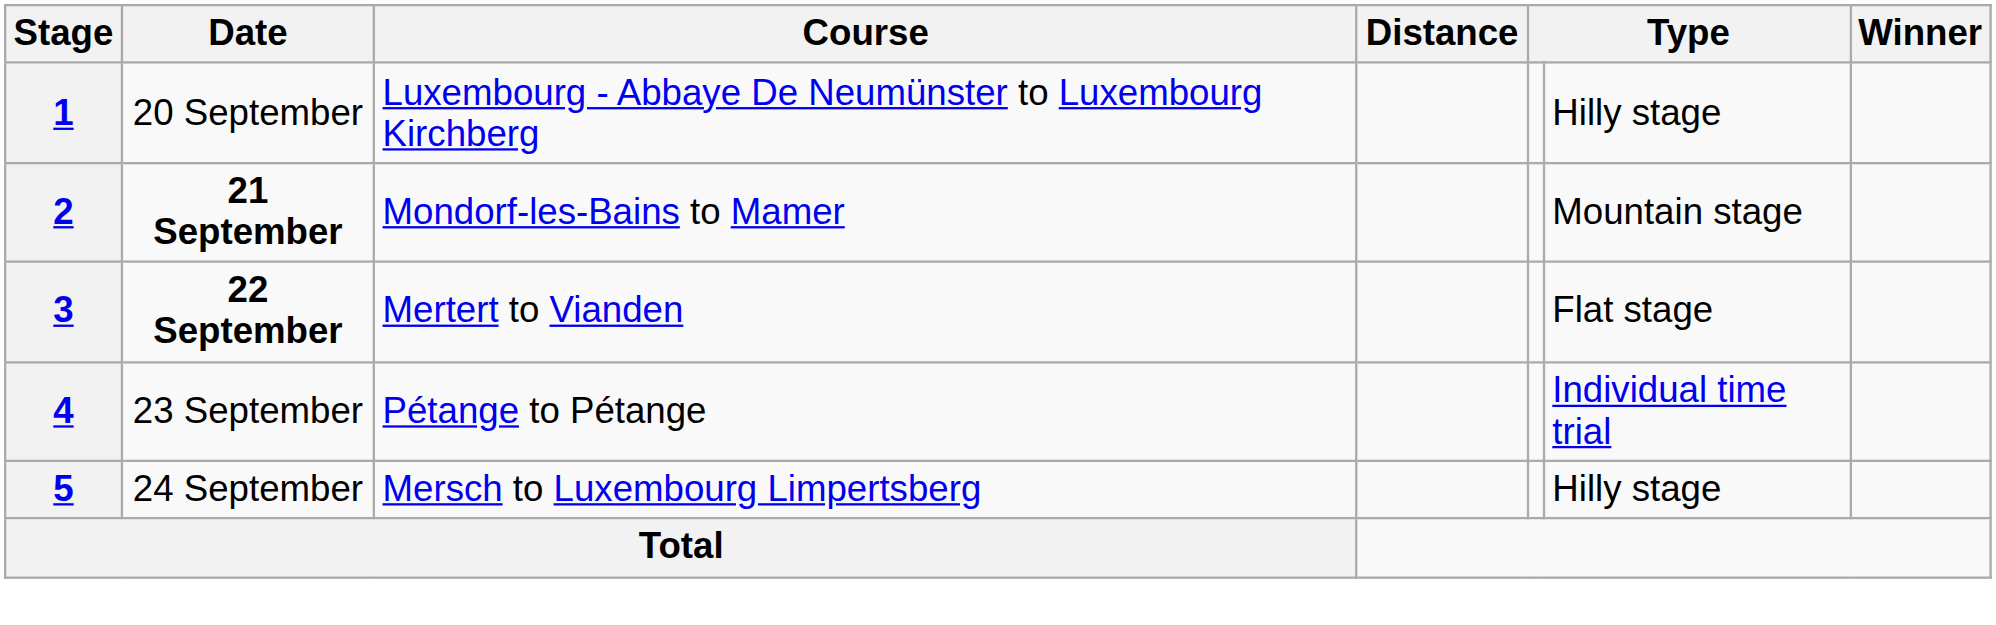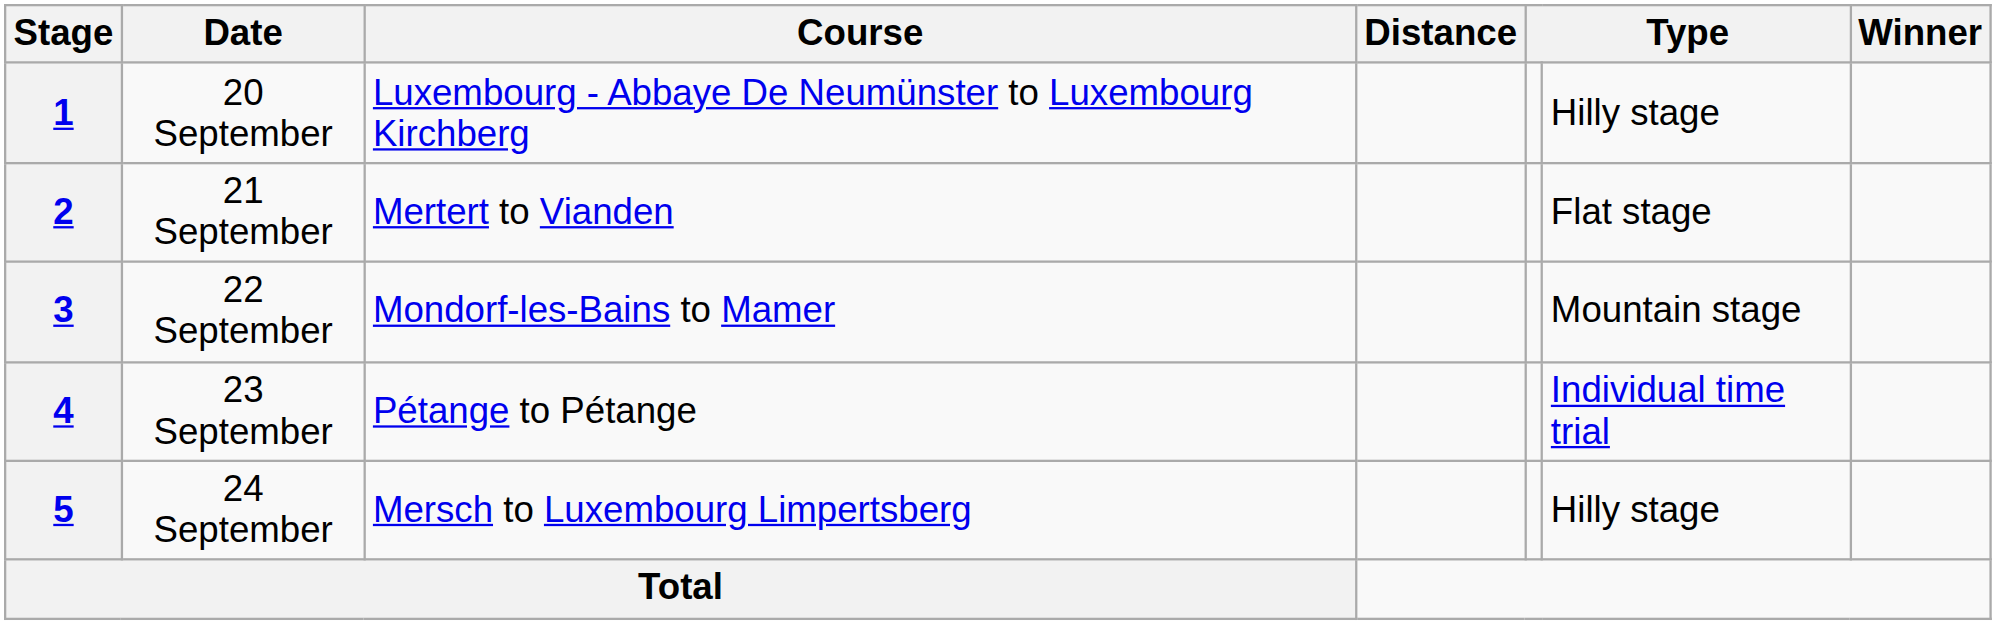(248, 211) bold -> (243, 211) normal
(614, 211) Mondorf-les-Bains to Mamer -> (523, 211) Mertert to Vianden
(1678, 211) Mountain stage -> (1631, 211) Flat stage
(248, 310) bold -> (243, 310) normal
(533, 310) Mertert to Vianden -> (604, 310) Mondorf-les-Bains to Mamer
(1633, 310) Flat stage -> (1676, 310) Mountain stage
